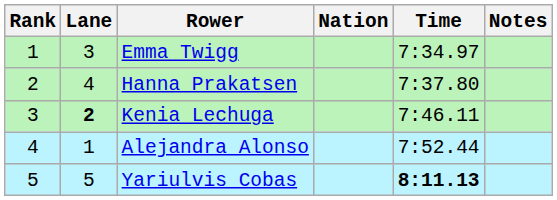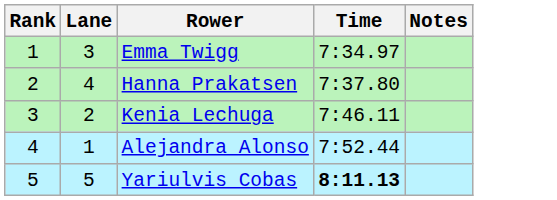- column: (353, 21)
(89, 116) bold -> (89, 116) normal
